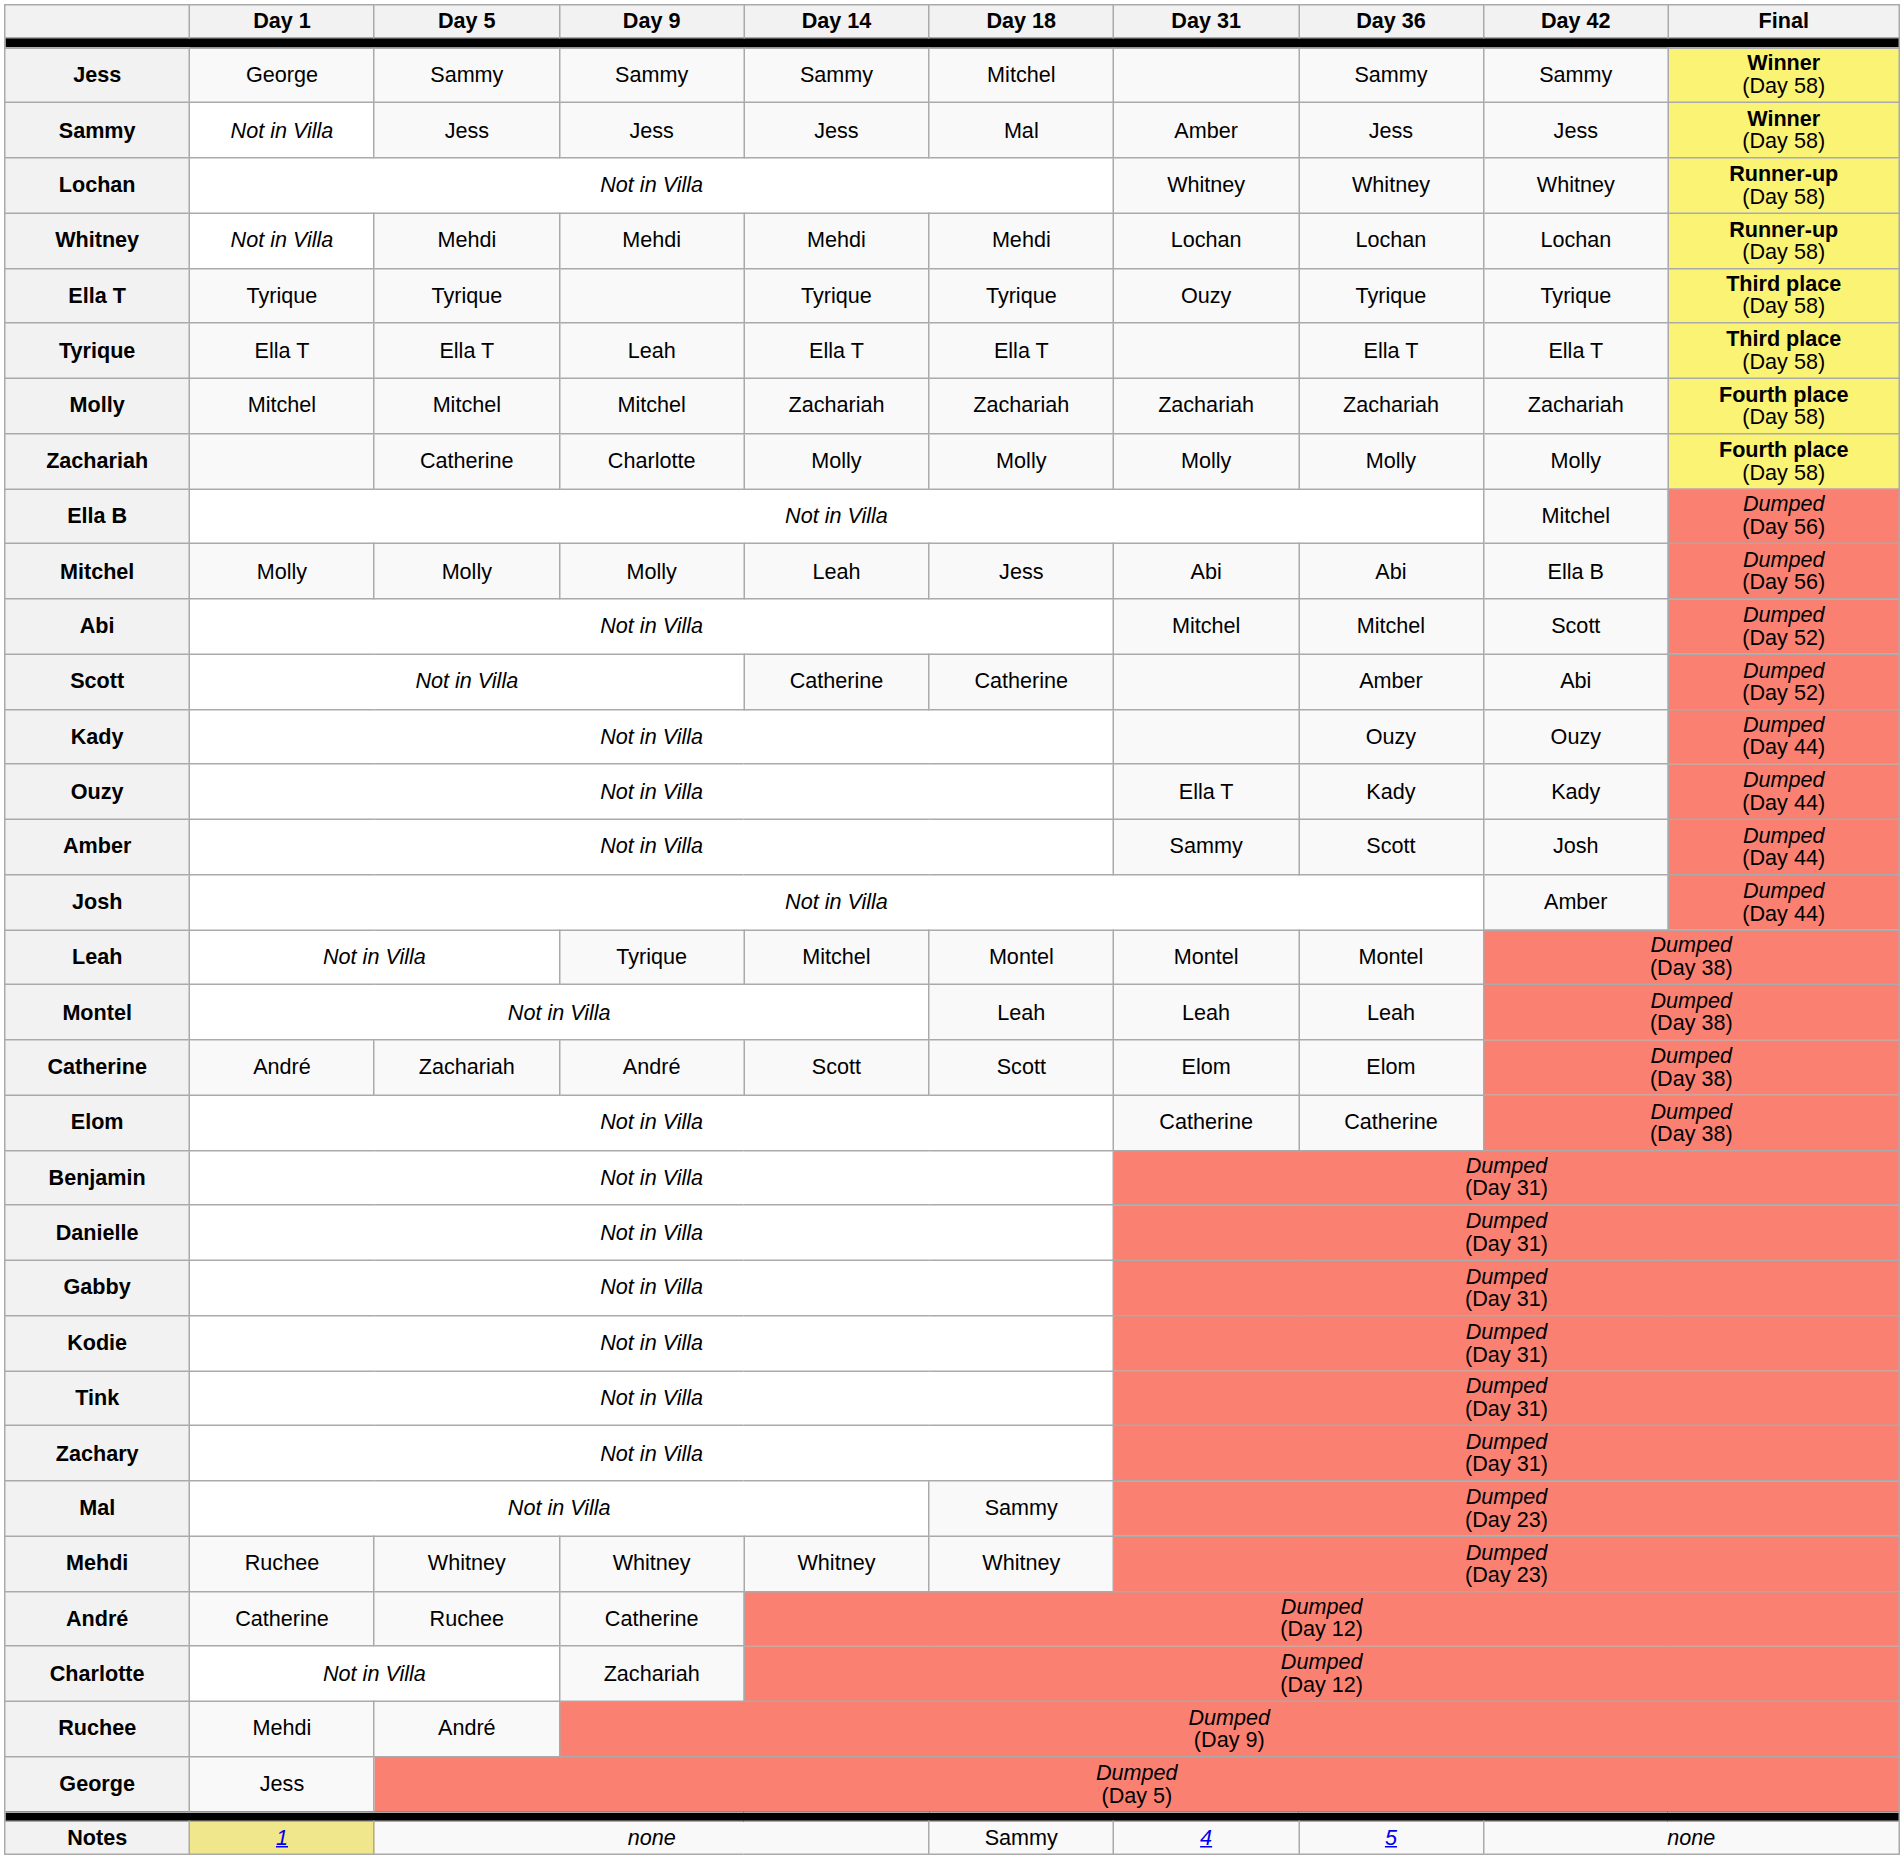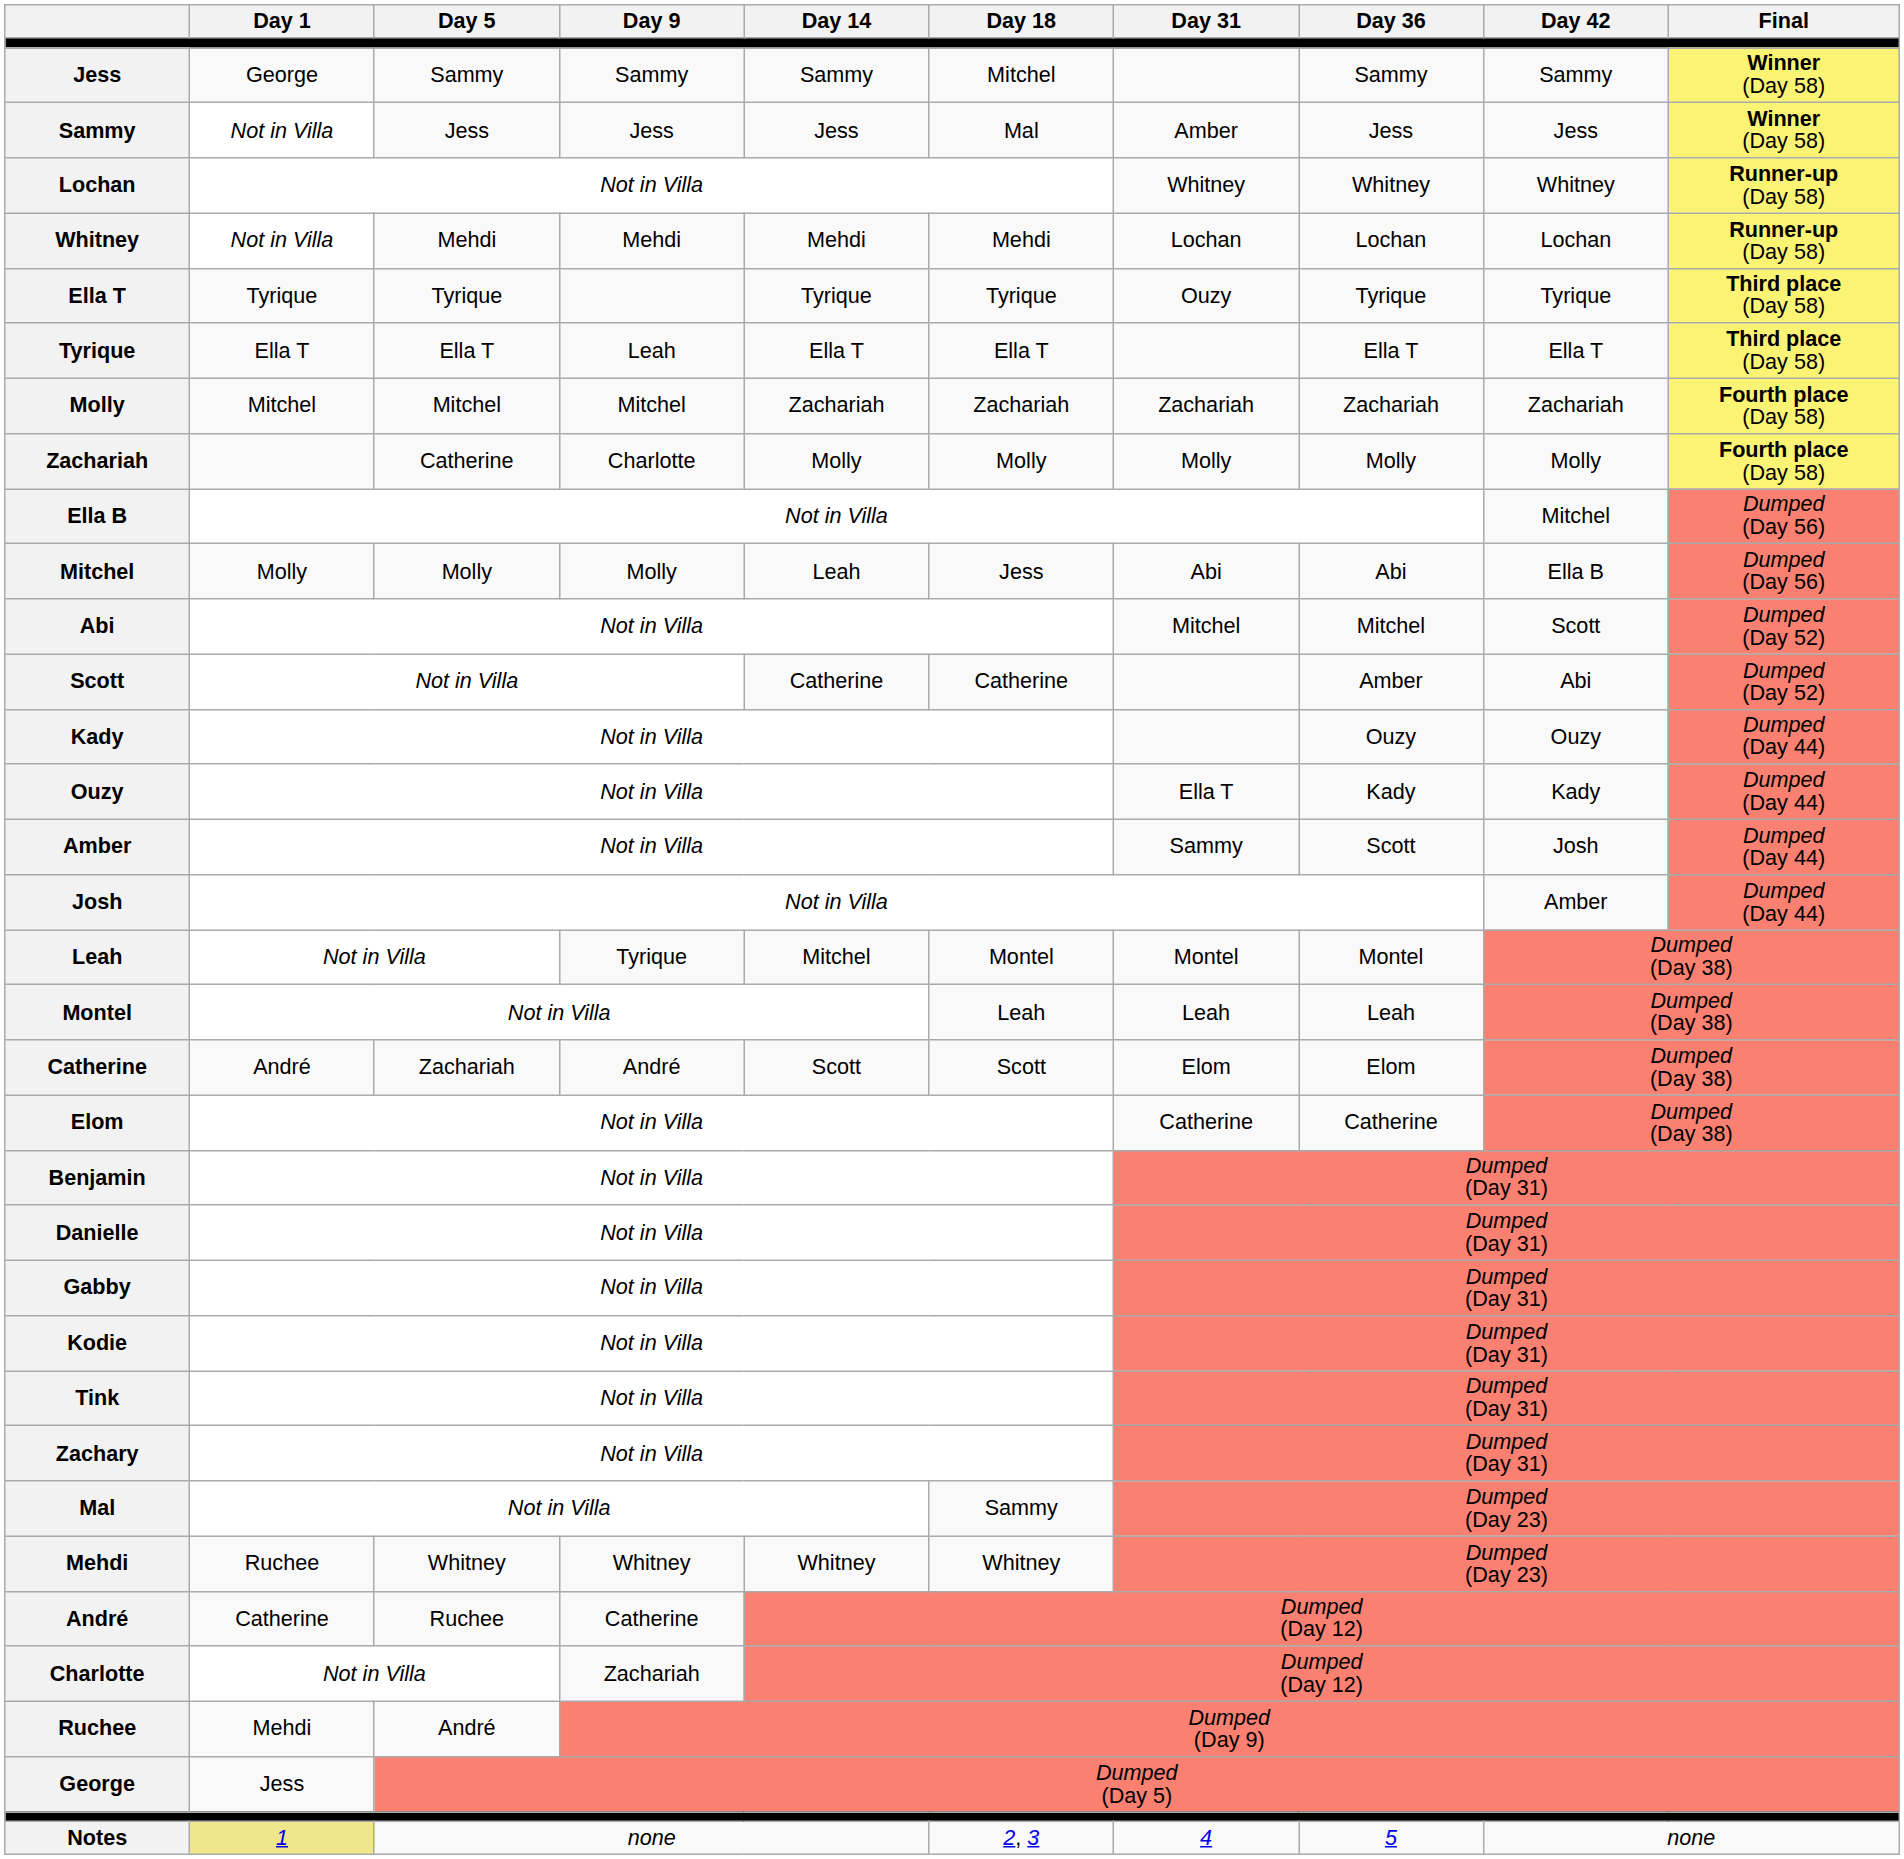(1021, 1838) Sammy -> (1021, 1838) 2, 3
